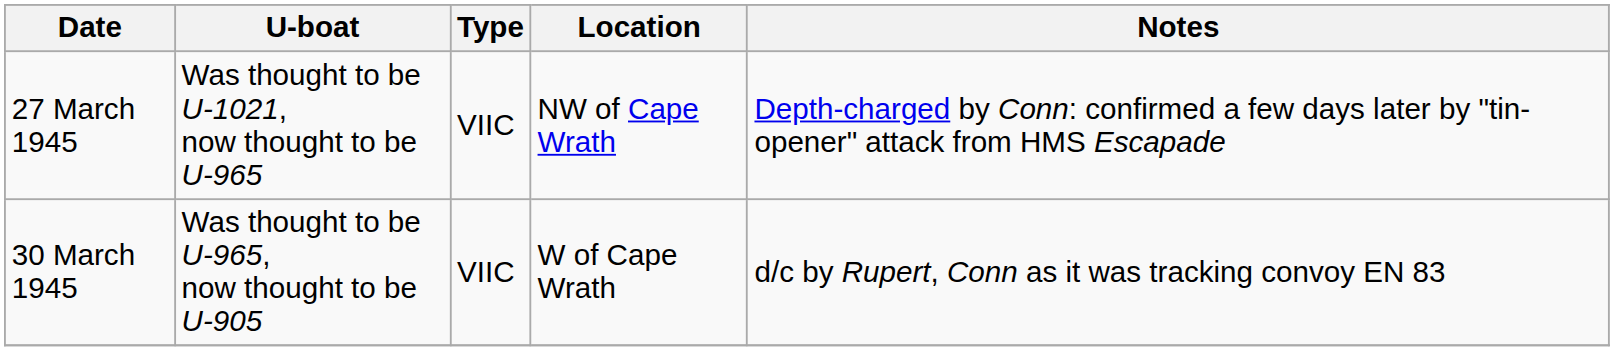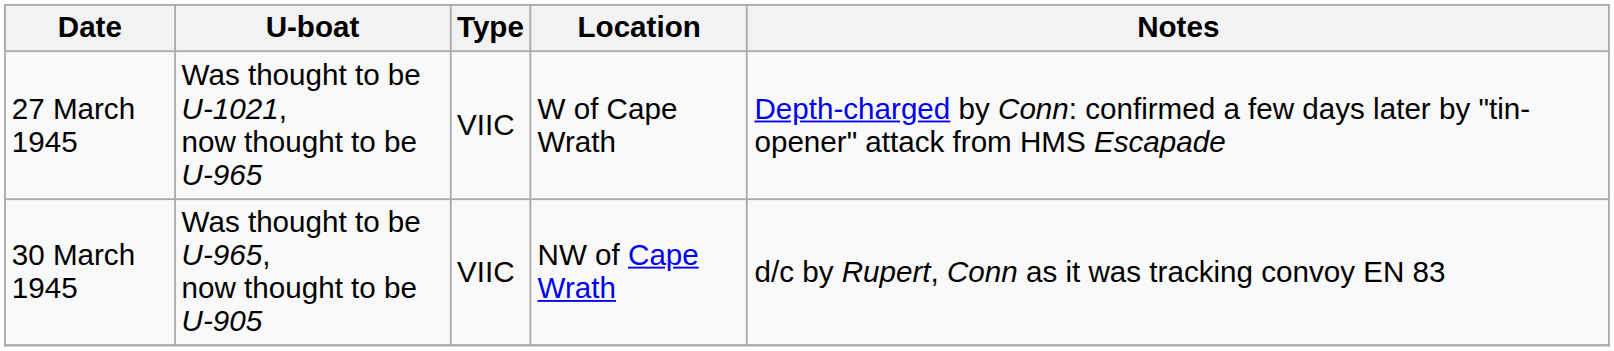(618, 124) NW of Cape Wrath -> (607, 124) W of Cape Wrath
(607, 271) W of Cape Wrath -> (618, 271) NW of Cape Wrath
